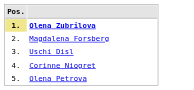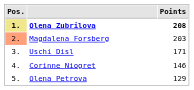+ column: (173, 12)
(16, 39) no background -> (16, 39) lightsalmon background
